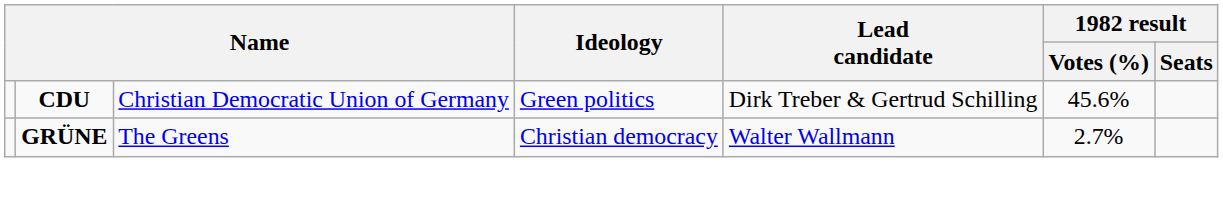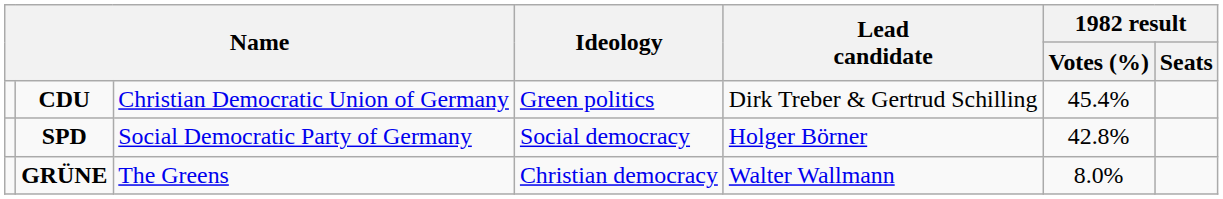(1099, 99) 45.6% -> (1099, 99) 45.4%
+ row: (64, 136)
(1099, 136) 2.7% -> (1099, 174) 8.0%
